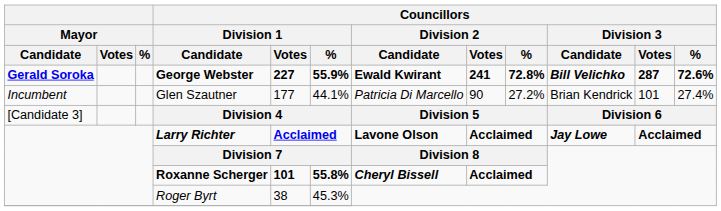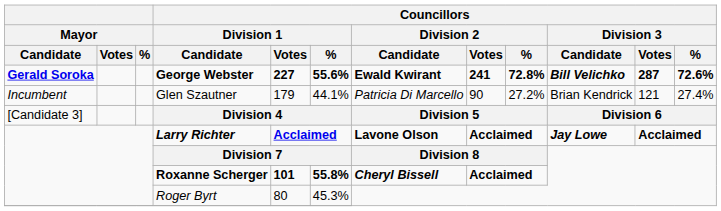(331, 75) 55.9% -> (331, 75) 55.6%
(284, 95) 177 -> (284, 95) 179
(649, 95) 101 -> (649, 95) 121
(281, 195) 38 -> (281, 195) 80
